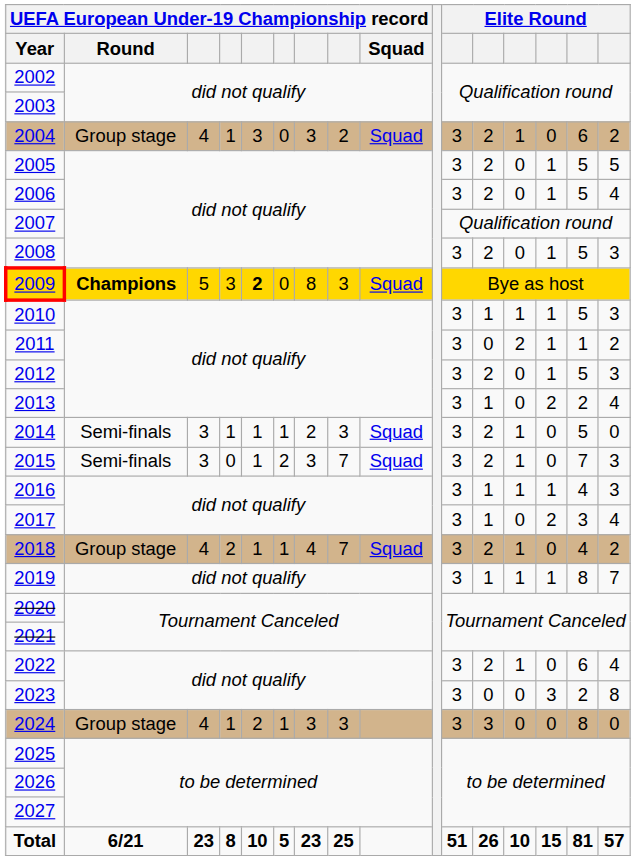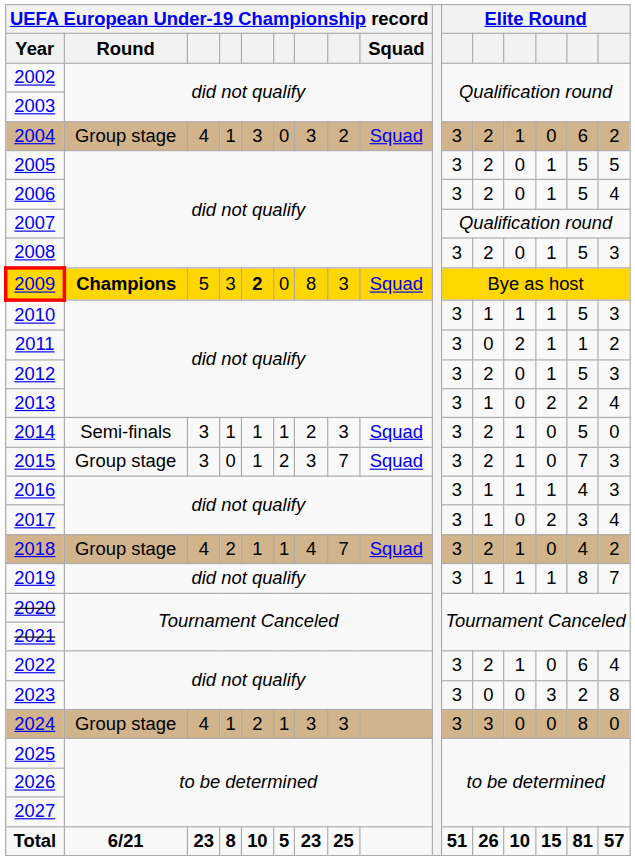(126, 461) Semi-finals -> (126, 461) Group stage
